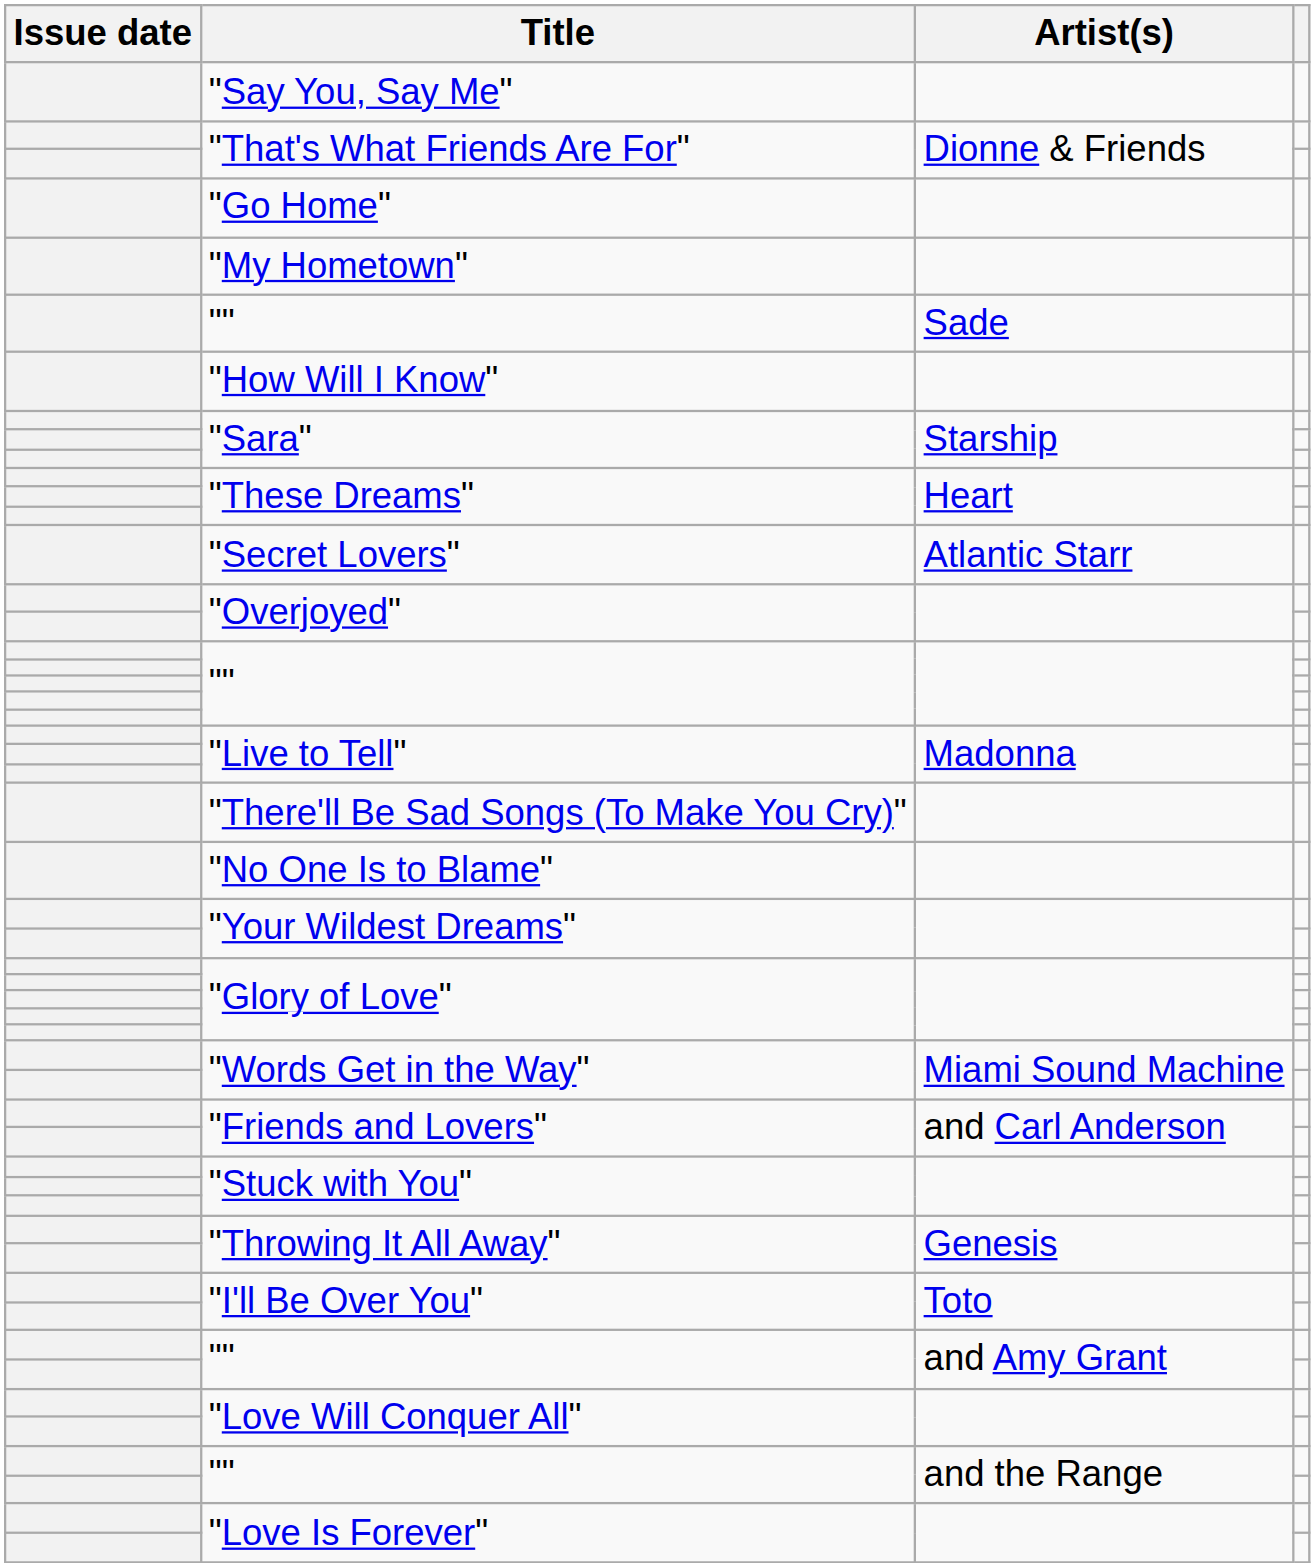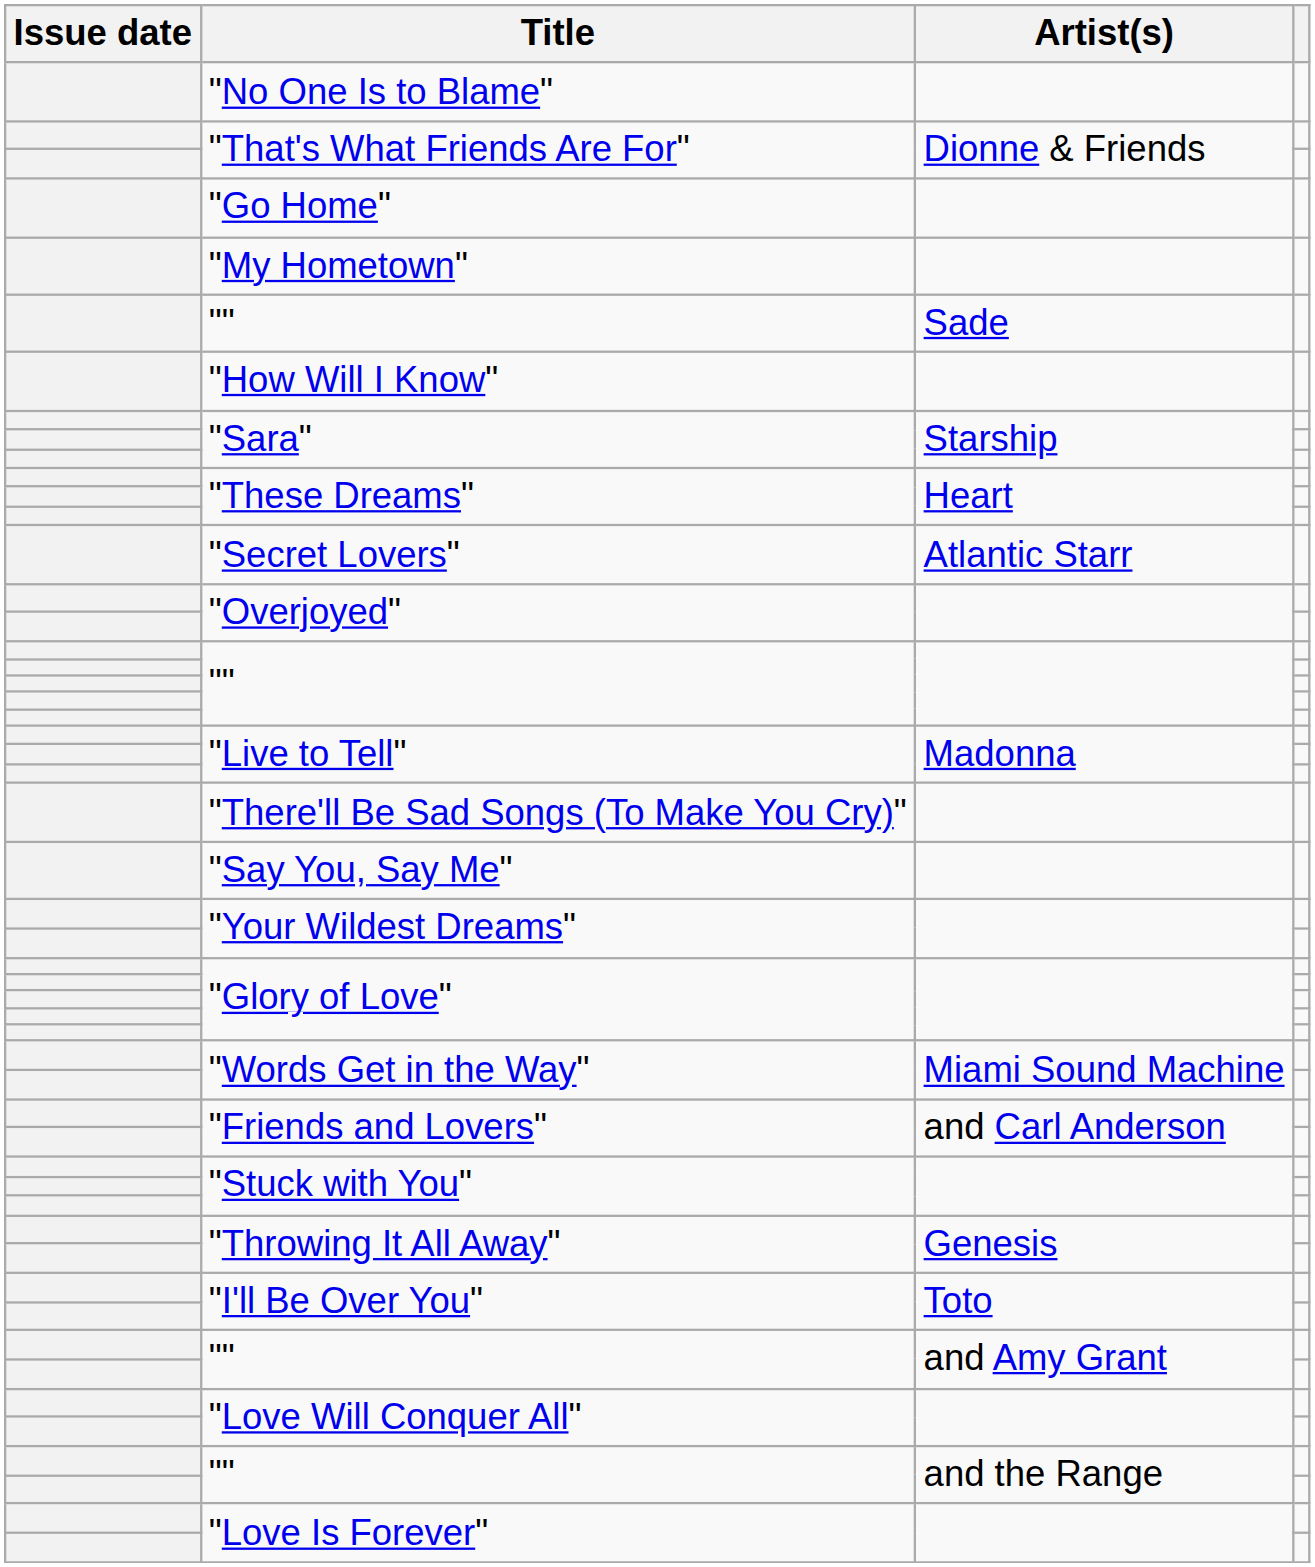rows swapped: (361, 91) <-> (381, 869)
